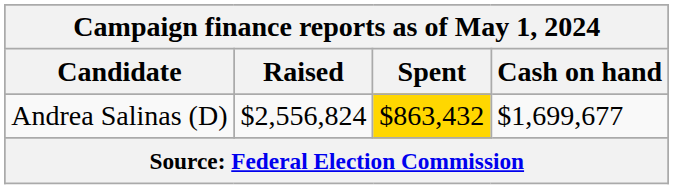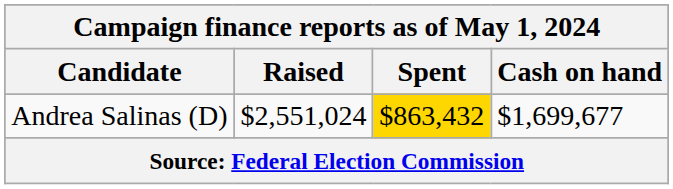(303, 115) $2,556,824 -> (303, 115) $2,551,024
